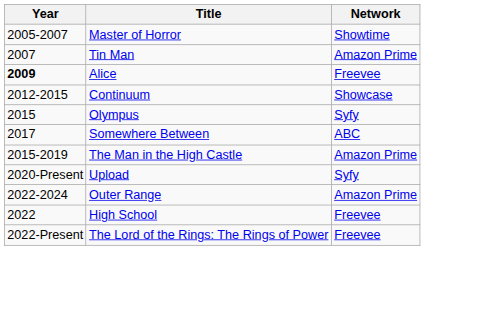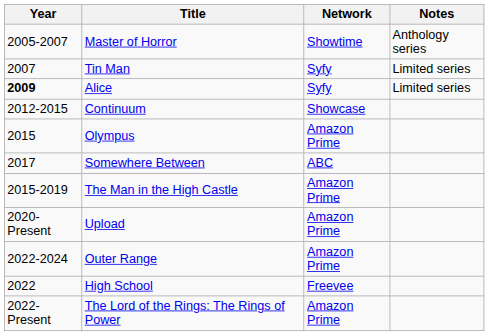+ column: (437, 14)
(376, 54) Amazon Prime -> (319, 68) Syfy
(357, 74) Freevee -> (319, 88) Syfy
(347, 114) Syfy -> (330, 136) Amazon Prime
(347, 174) Syfy -> (330, 224) Amazon Prime
(357, 235) Freevee -> (330, 313) Amazon Prime
